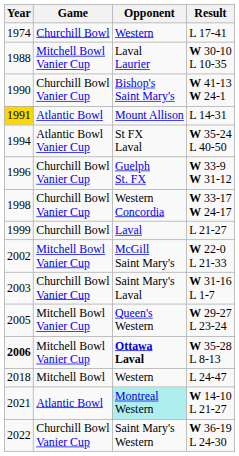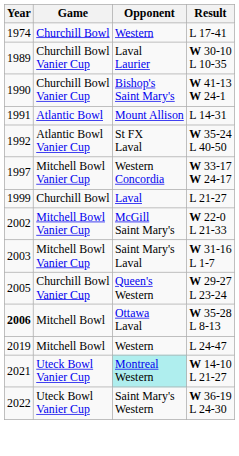(19, 58) 1988 -> (19, 58) 1989
(71, 58) Mitchell Bowl Vanier Cup -> (73, 58) Churchill Bowl Vanier Cup
(19, 115) gold background -> (19, 115) no background
(19, 141) 1994 -> (19, 141) 1992
- row: (210, 173)
(19, 205) 1998 -> (19, 173) 1997
(73, 205) Churchill Bowl Vanier Cup -> (71, 173) Mitchell Bowl Vanier Cup
(73, 288) Churchill Bowl Vanier Cup -> (71, 256) Mitchell Bowl Vanier Cup
(71, 320) Mitchell Bowl Vanier Cup -> (73, 288) Churchill Bowl Vanier Cup
(71, 352) Mitchell Bowl Vanier Cup -> (71, 320) Mitchell Bowl
(134, 352) bold -> (132, 320) normal
(19, 377) 2018 -> (19, 345) 2019
(70, 403) Atlantic Bowl -> (65, 371) Uteck Bowl Vanier Cup
(73, 435) Churchill Bowl Vanier Cup -> (65, 403) Uteck Bowl Vanier Cup
